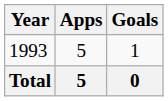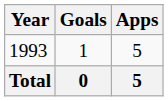columns swapped: (81, 19) <-> (135, 19)
